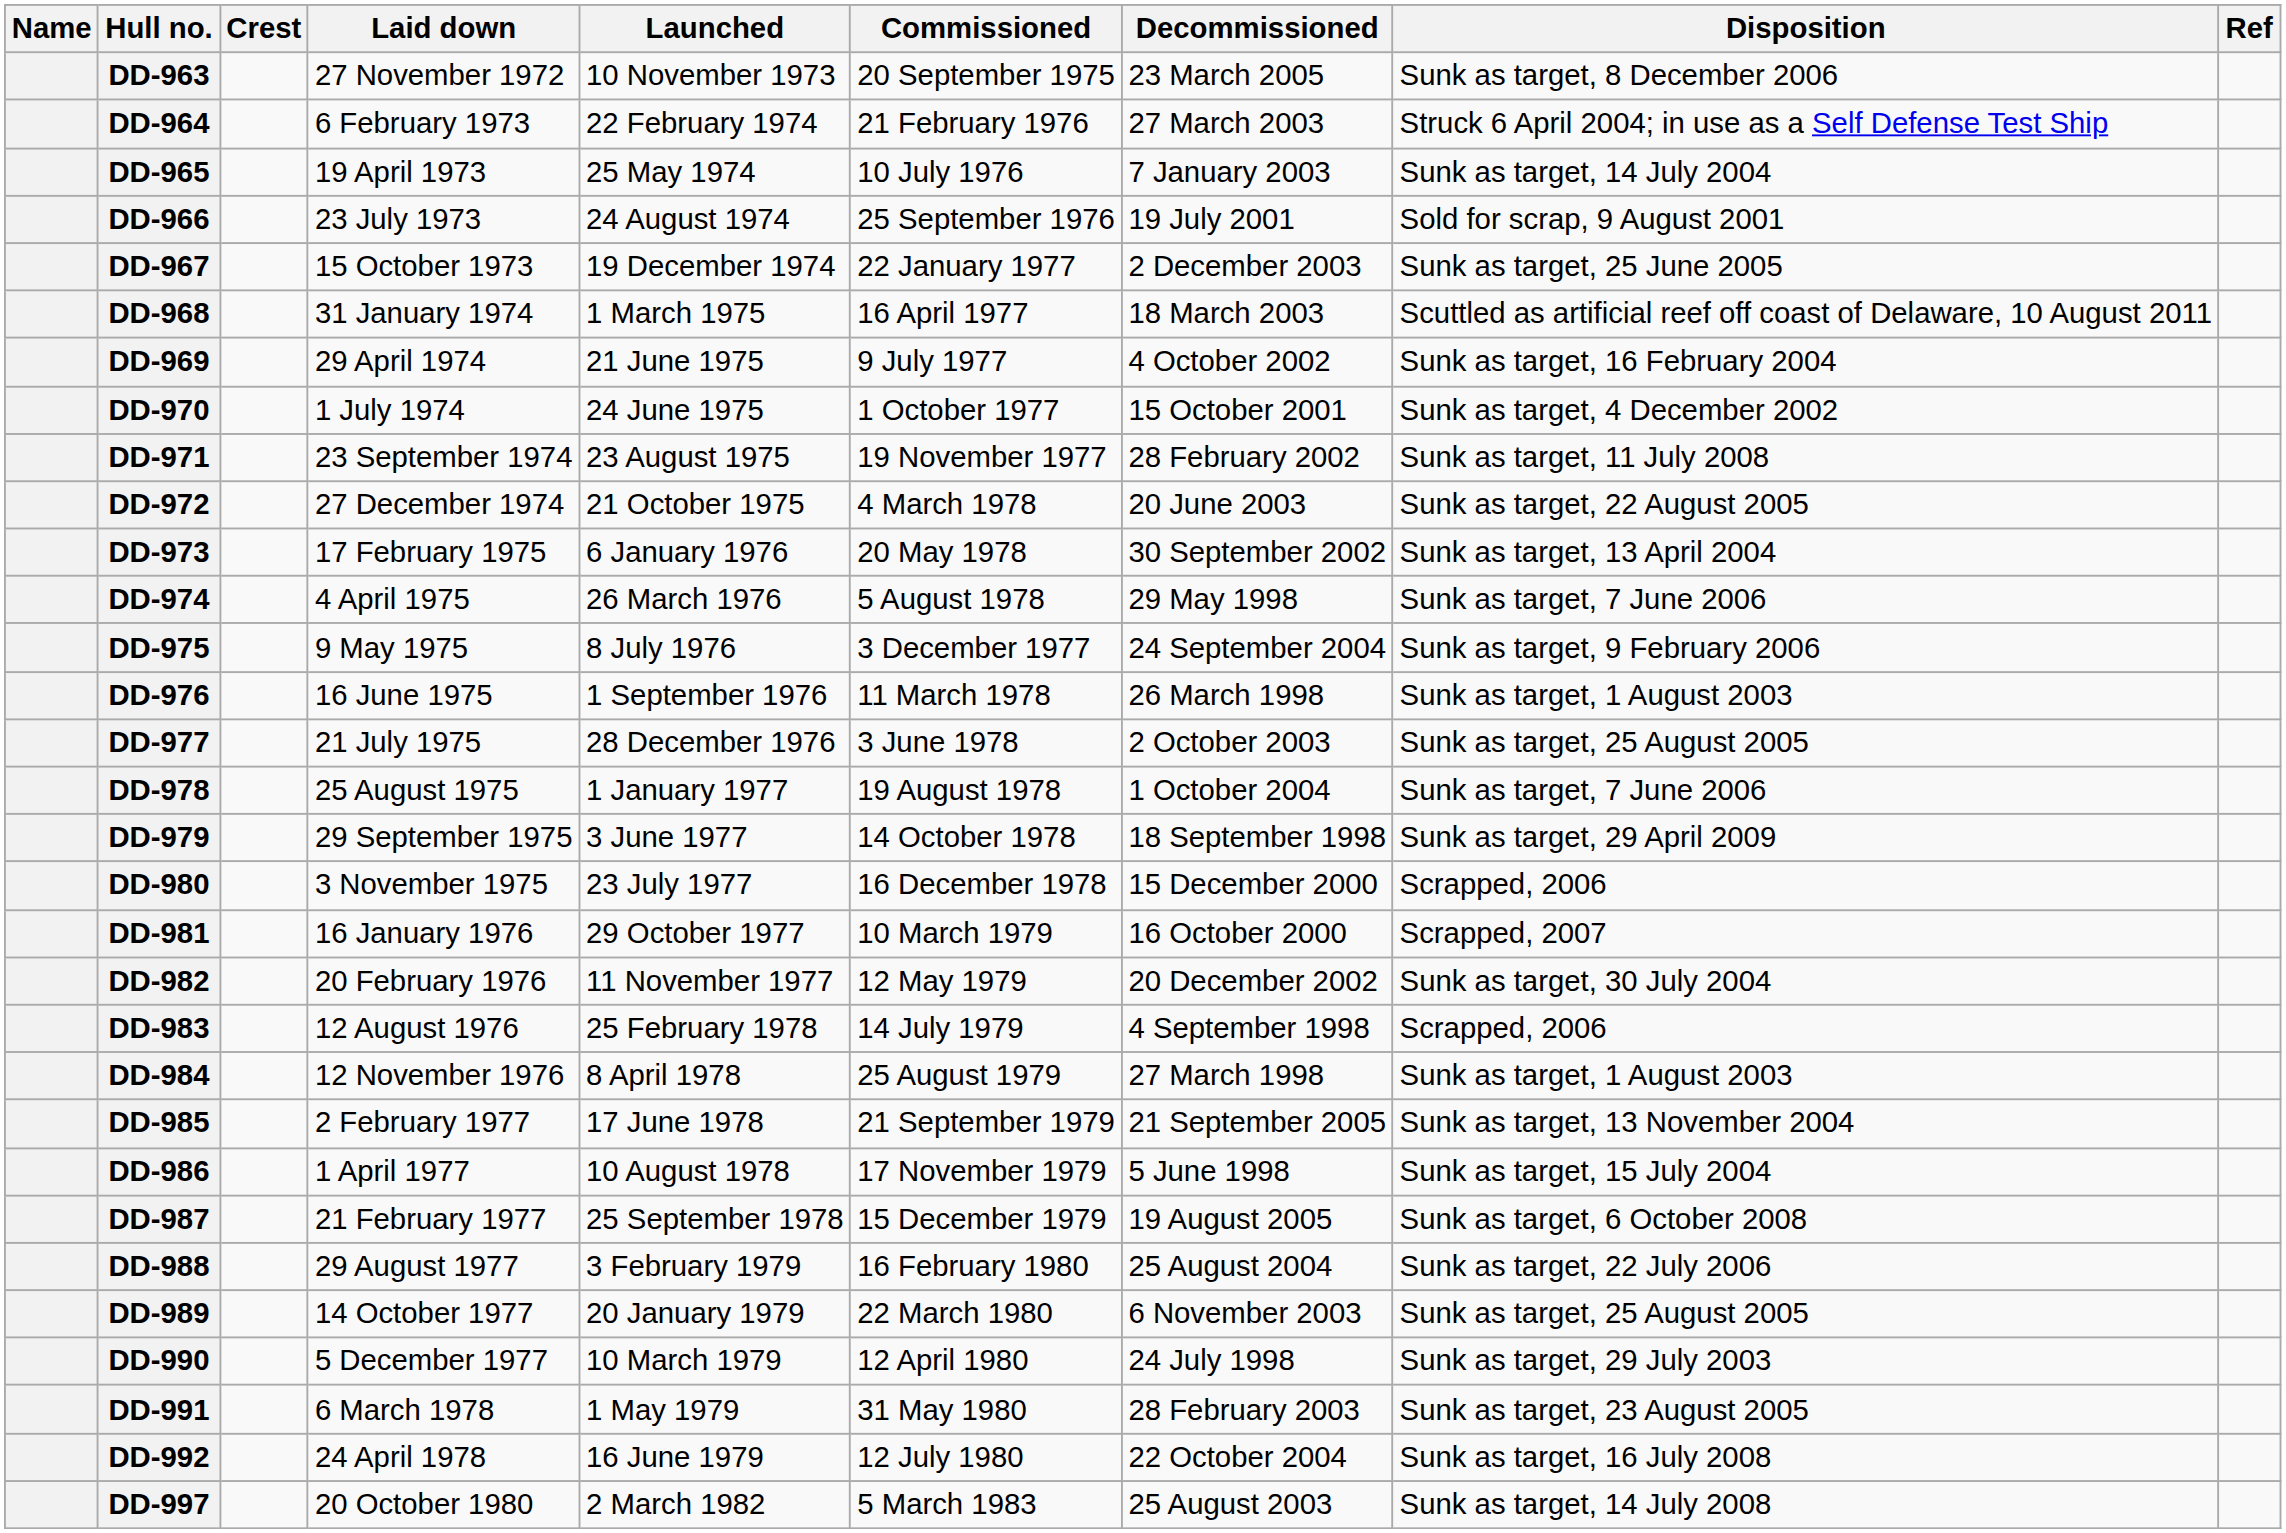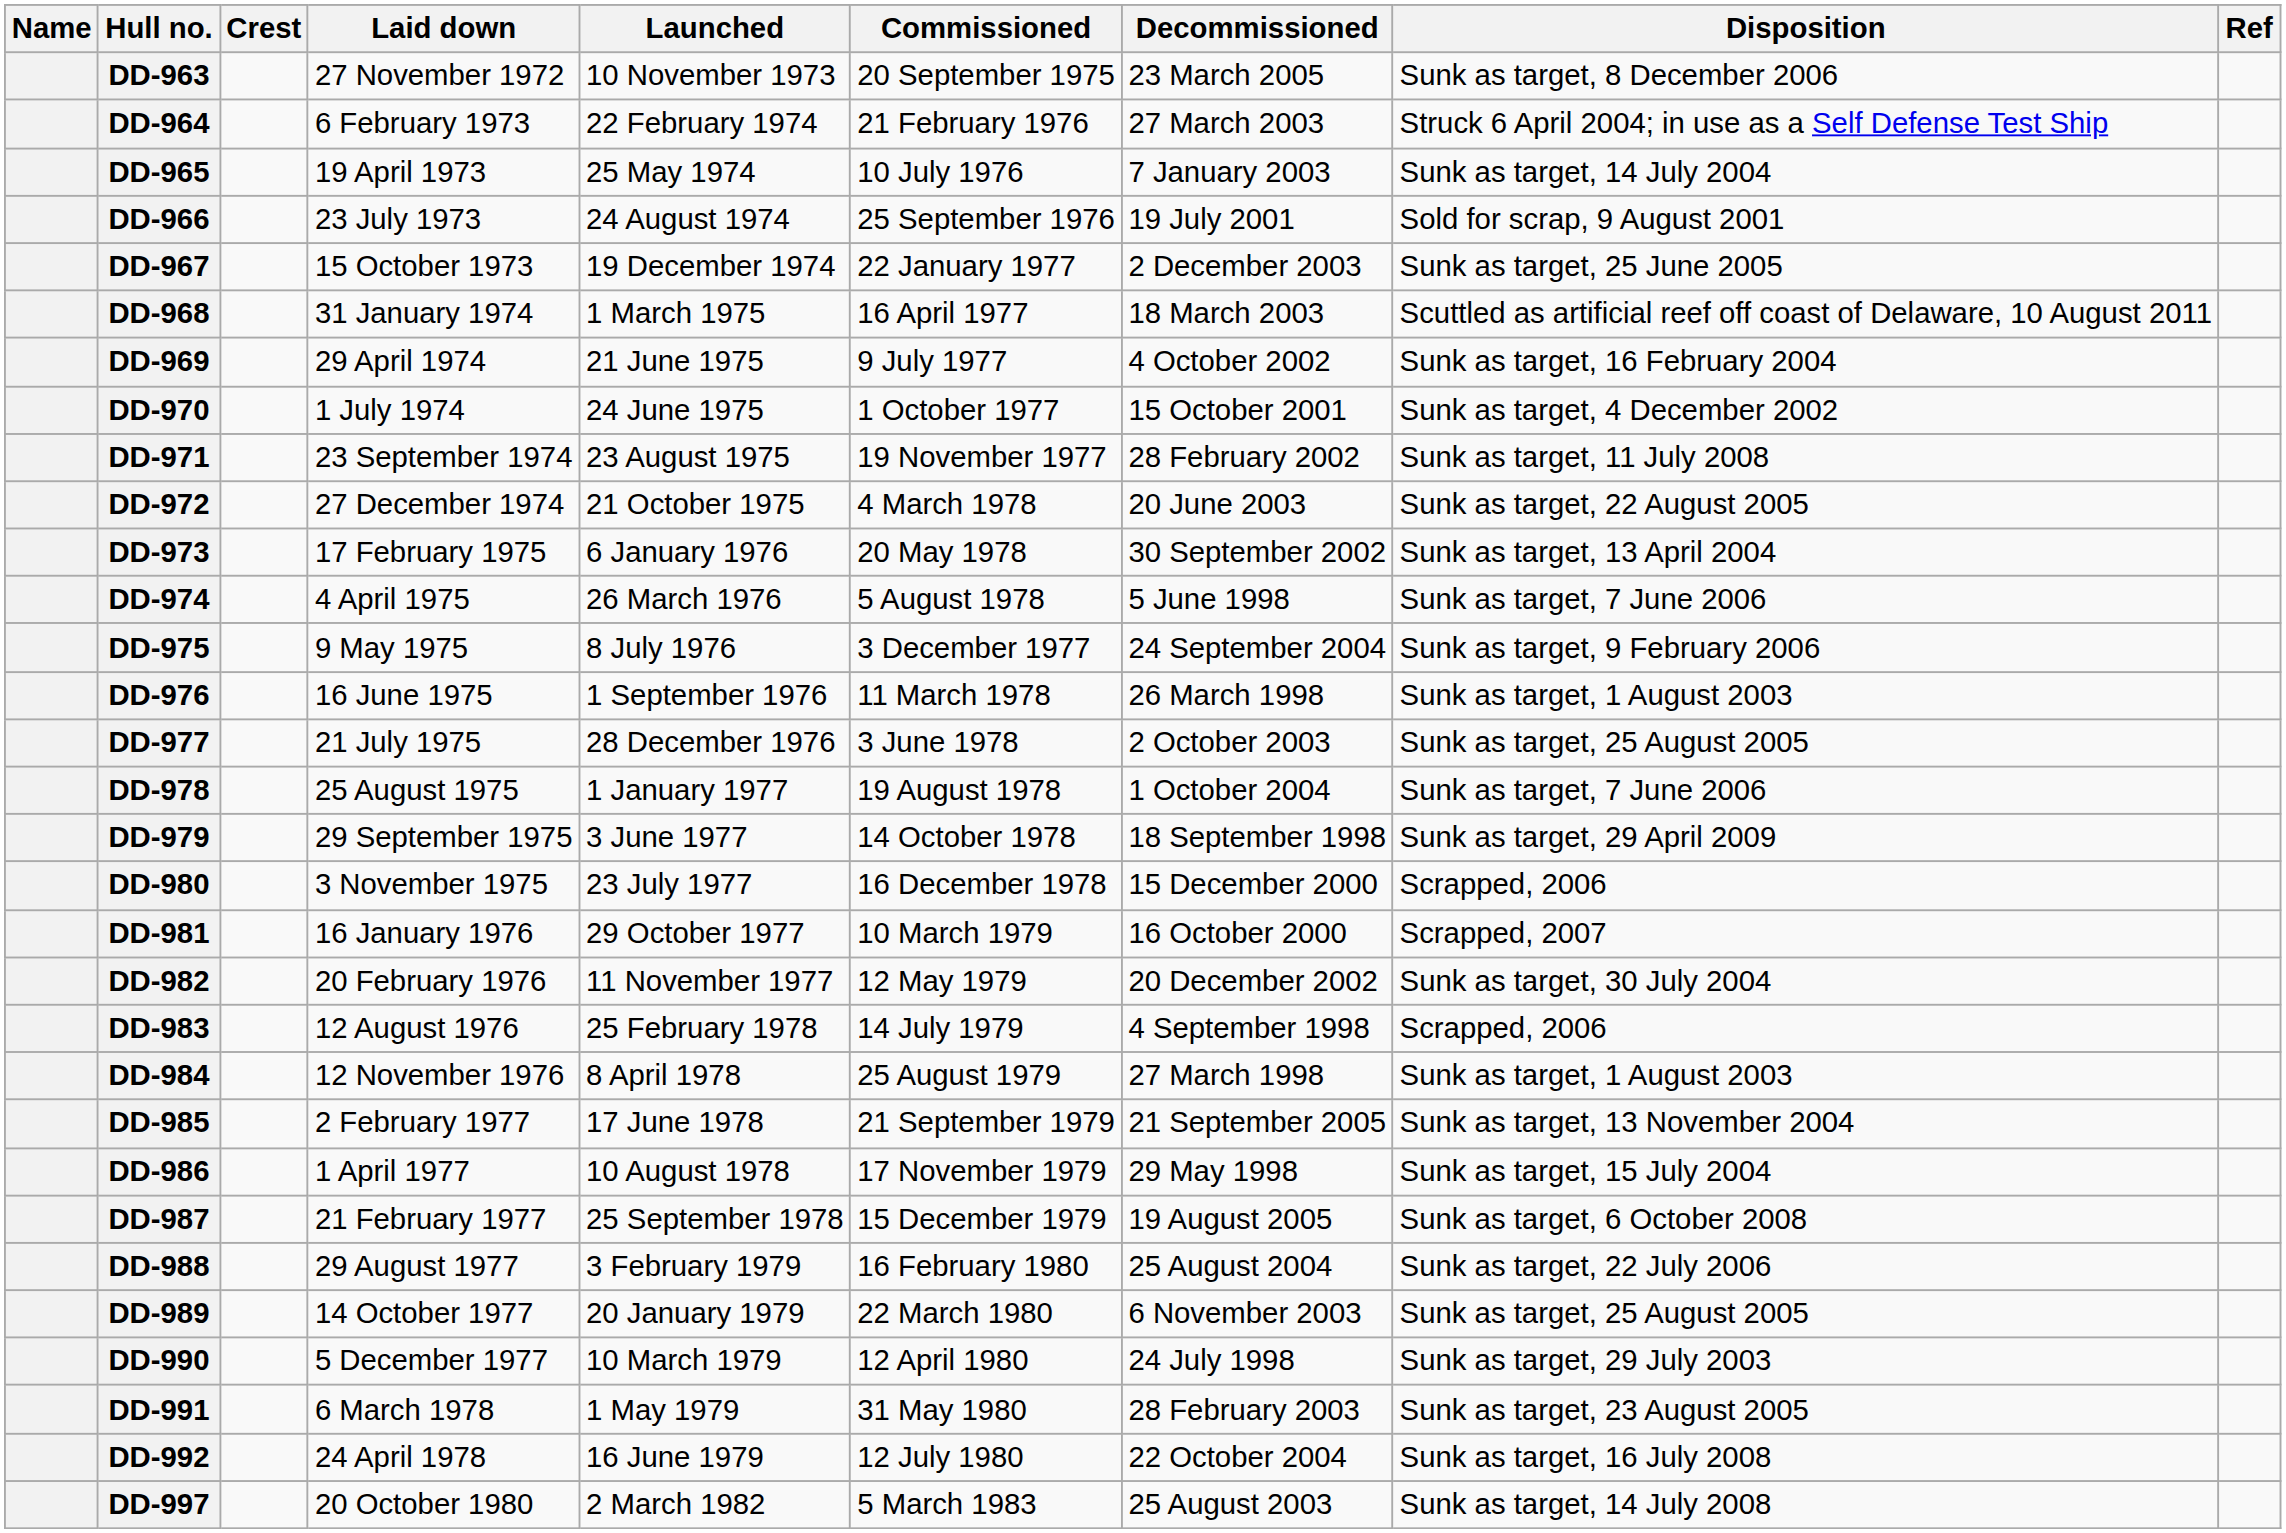(1213, 599) 29 May 1998 -> (1209, 599) 5 June 1998
(1209, 1170) 5 June 1998 -> (1213, 1170) 29 May 1998
